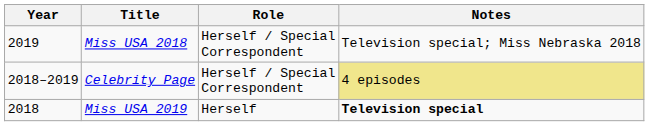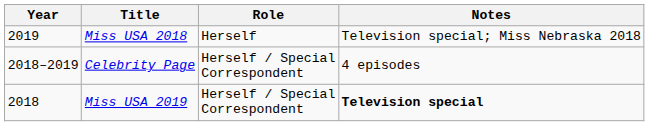(268, 44) Herself / Special Correspondent -> (229, 37) Herself
(381, 81) khaki background -> (381, 66) no background
(229, 110) Herself -> (268, 102) Herself / Special Correspondent
